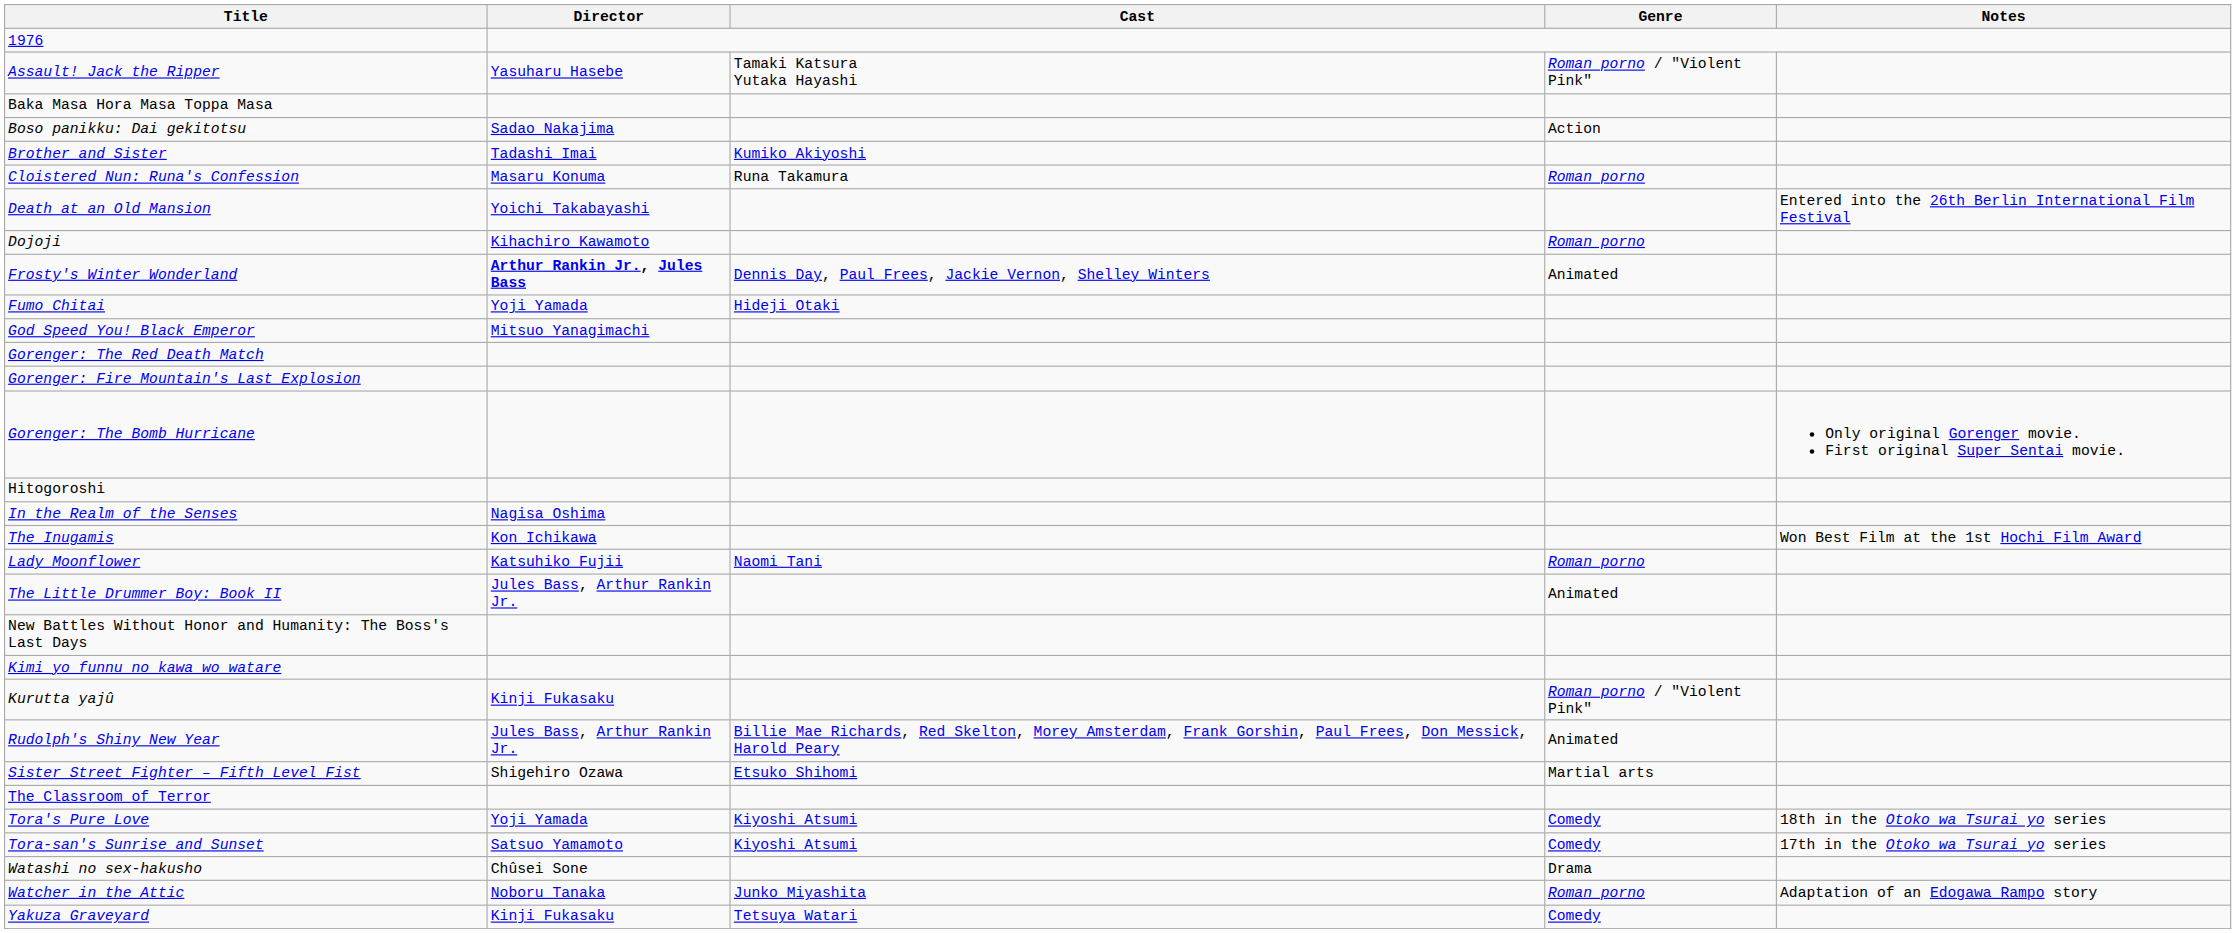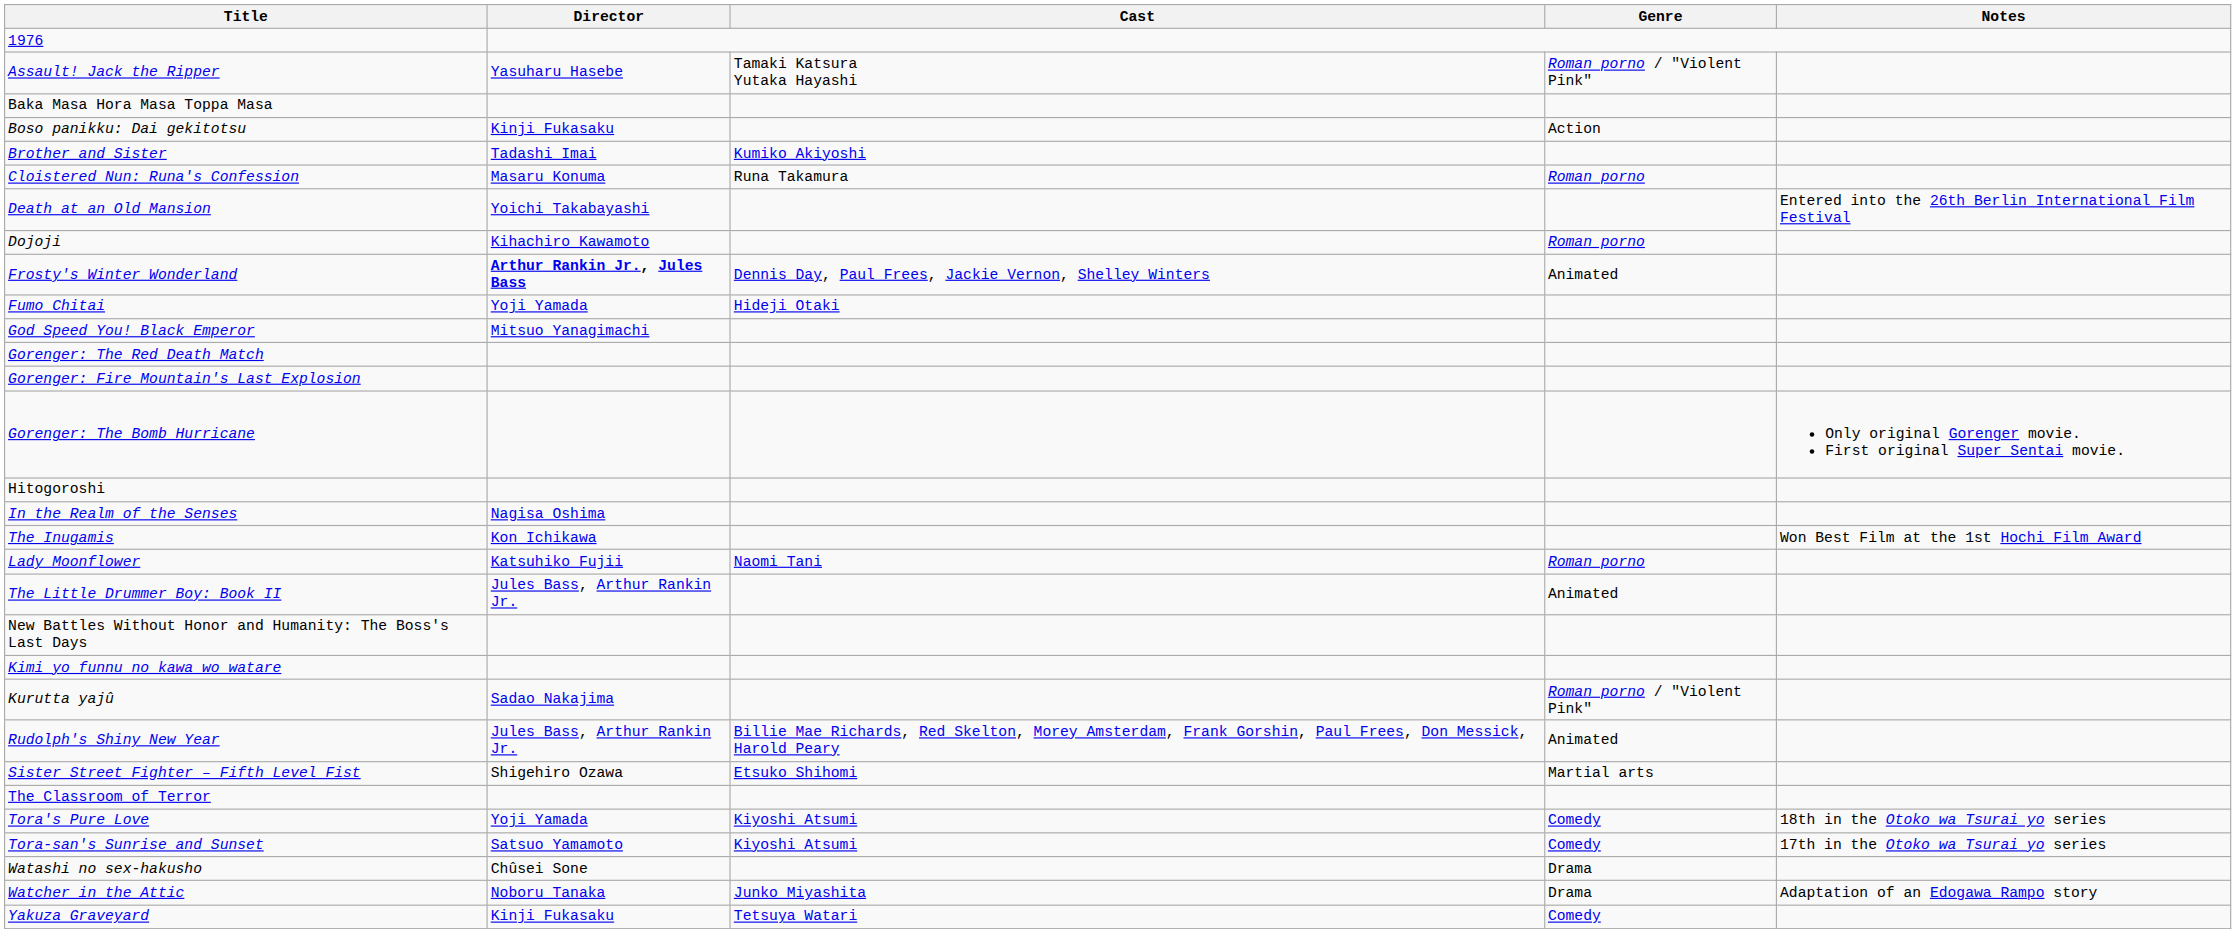(552, 129) Sadao Nakajima -> (552, 129) Kinji Fukasaku
(552, 700) Kinji Fukasaku -> (552, 700) Sadao Nakajima
(1596, 893) Roman porno -> (1570, 893) Drama
